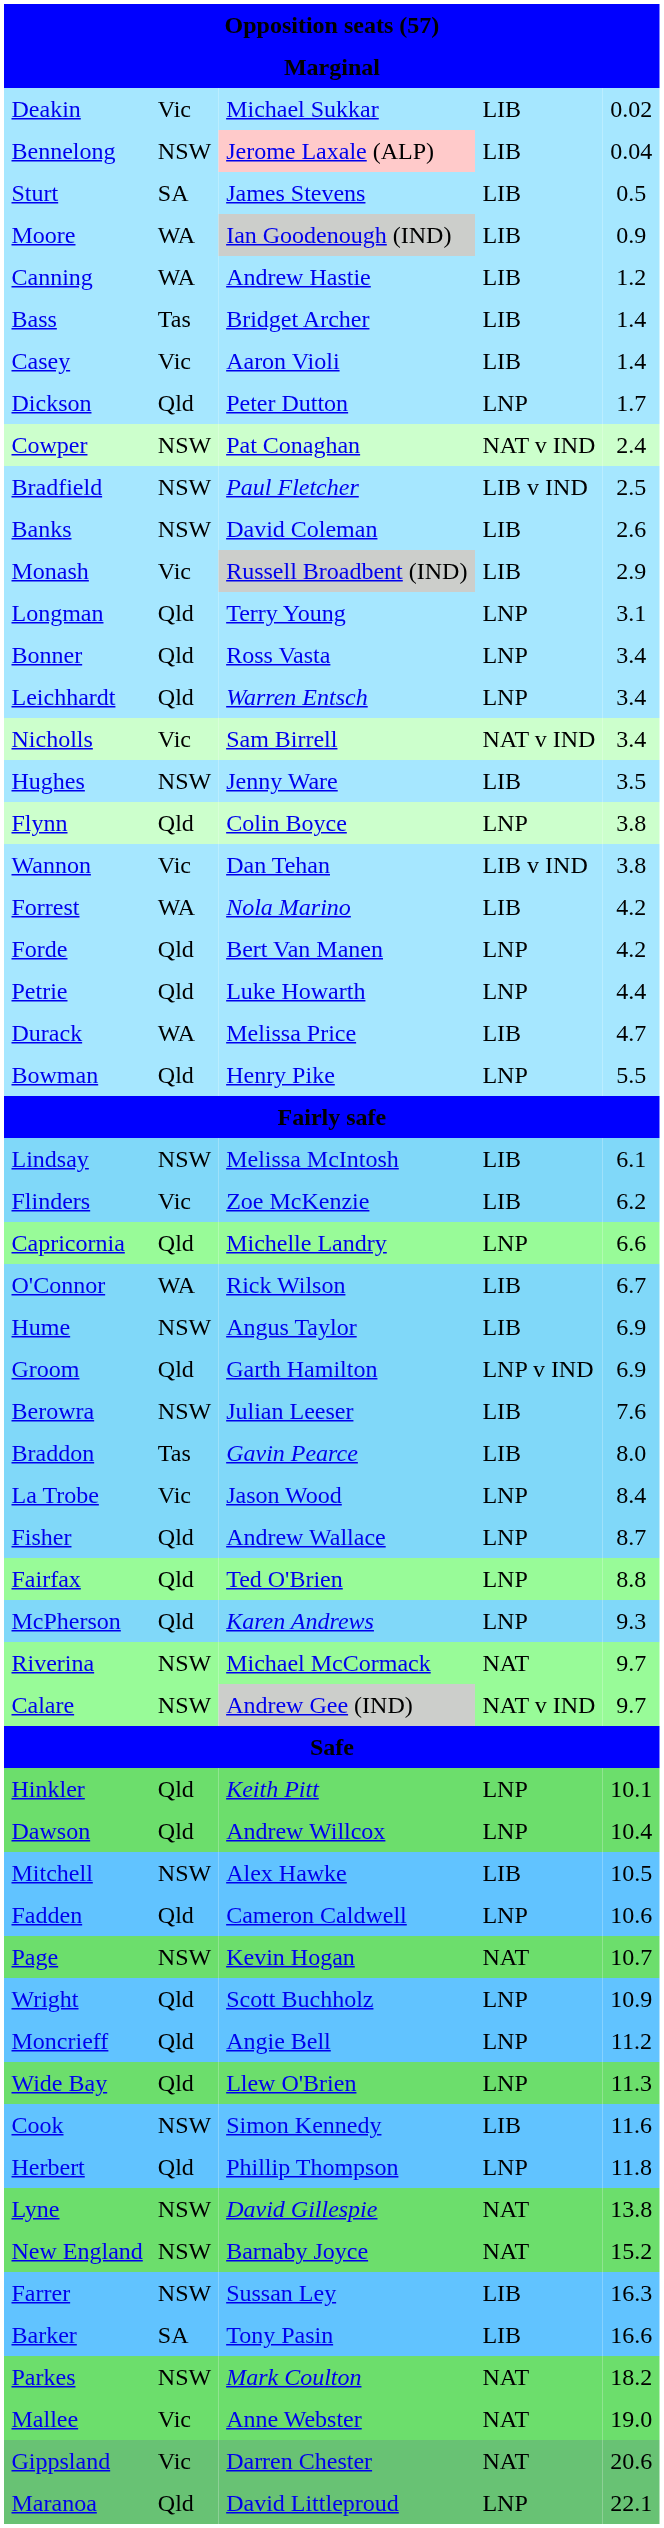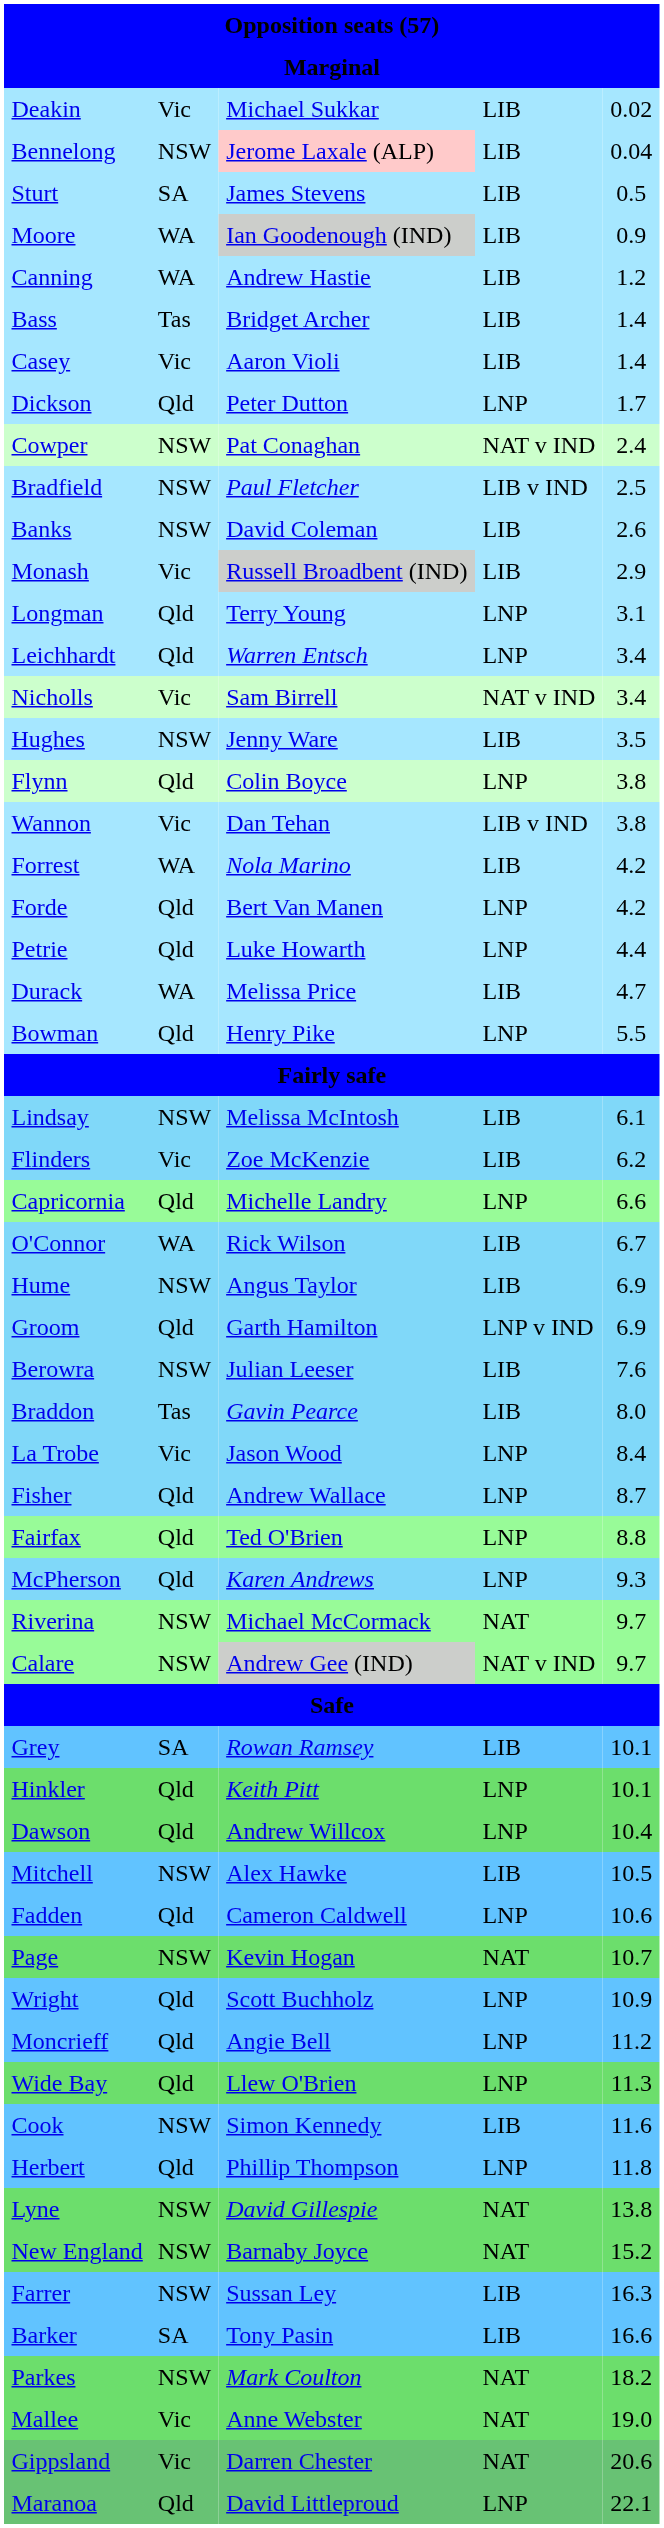- row: (47, 655)
+ row: (35, 1747)
